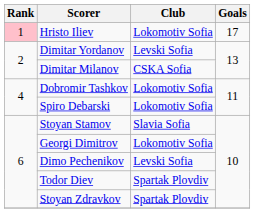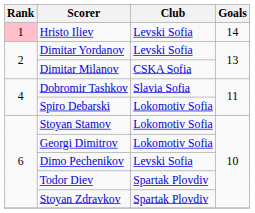(173, 32) Lokomotiv Sofia -> (163, 32) Levski Sofia
(232, 32) 17 -> (232, 32) 14
(173, 87) Lokomotiv Sofia -> (162, 87) Slavia Sofia
(162, 124) Slavia Sofia -> (173, 124) Lokomotiv Sofia
